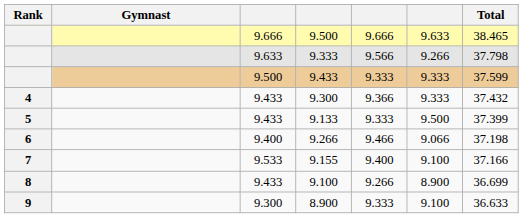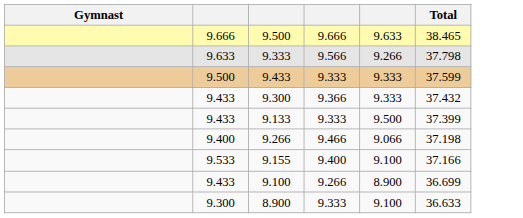- column: (28, 15)
